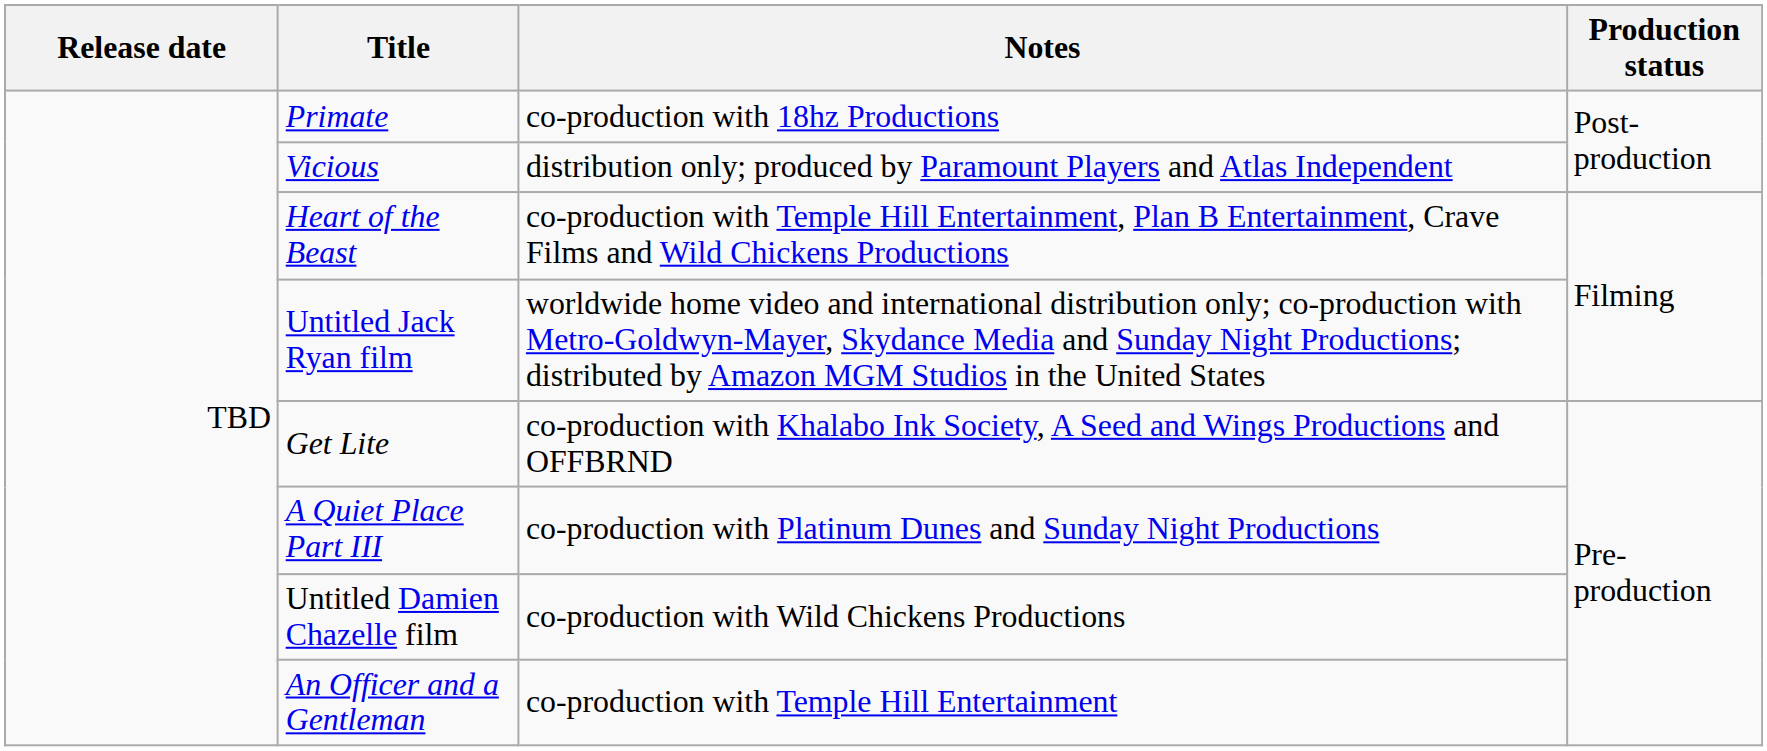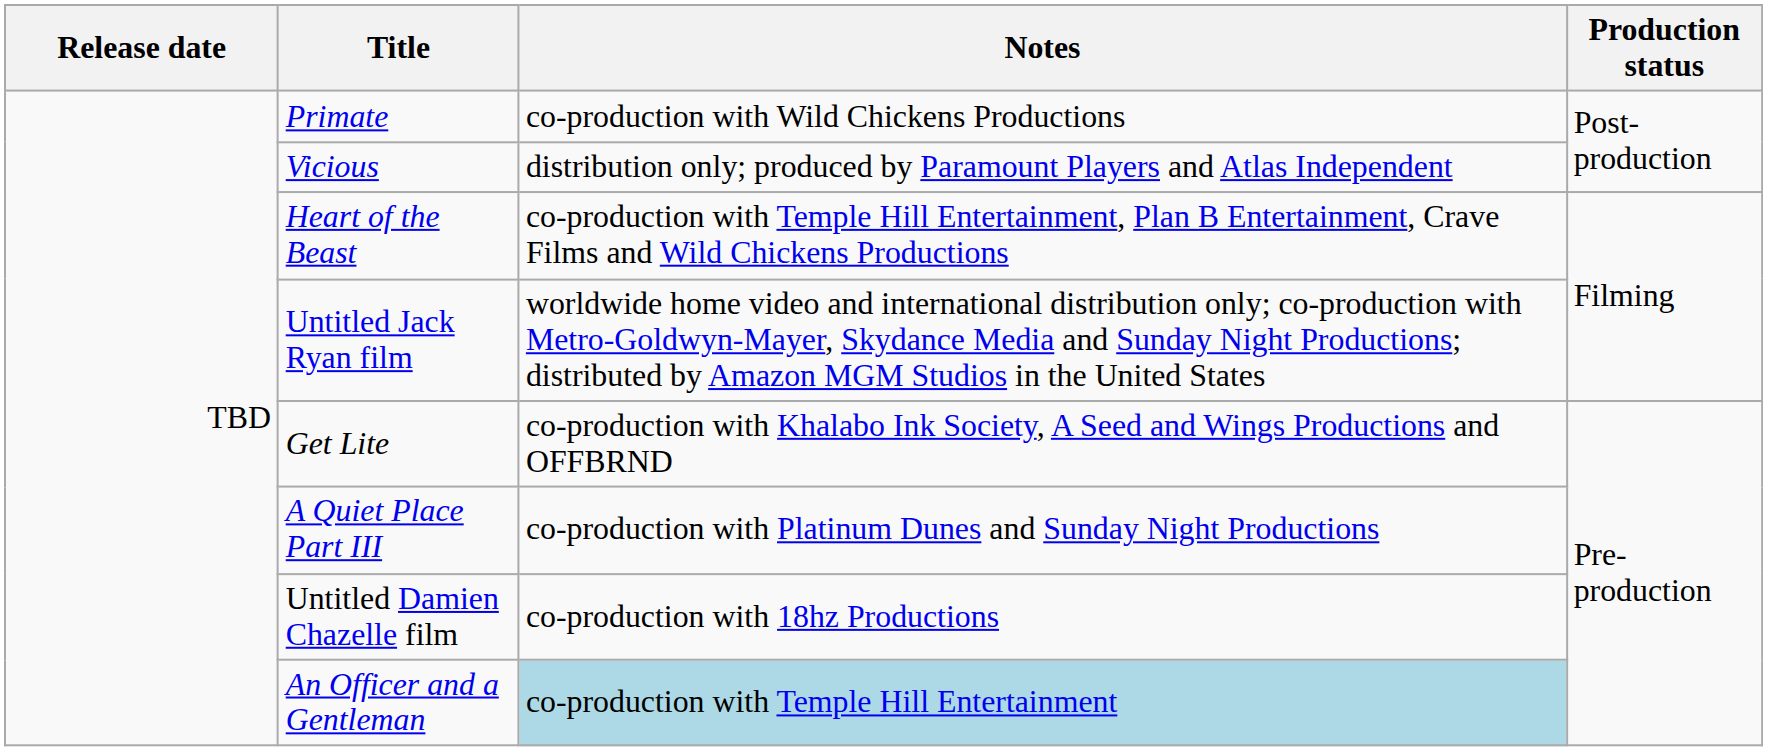(762, 116) co-production with 18hz Productions -> (826, 116) co-production with Wild Chickens Productions
(826, 616) co-production with Wild Chickens Productions -> (762, 616) co-production with 18hz Productions
(822, 702) no background -> (822, 702) lightblue background
